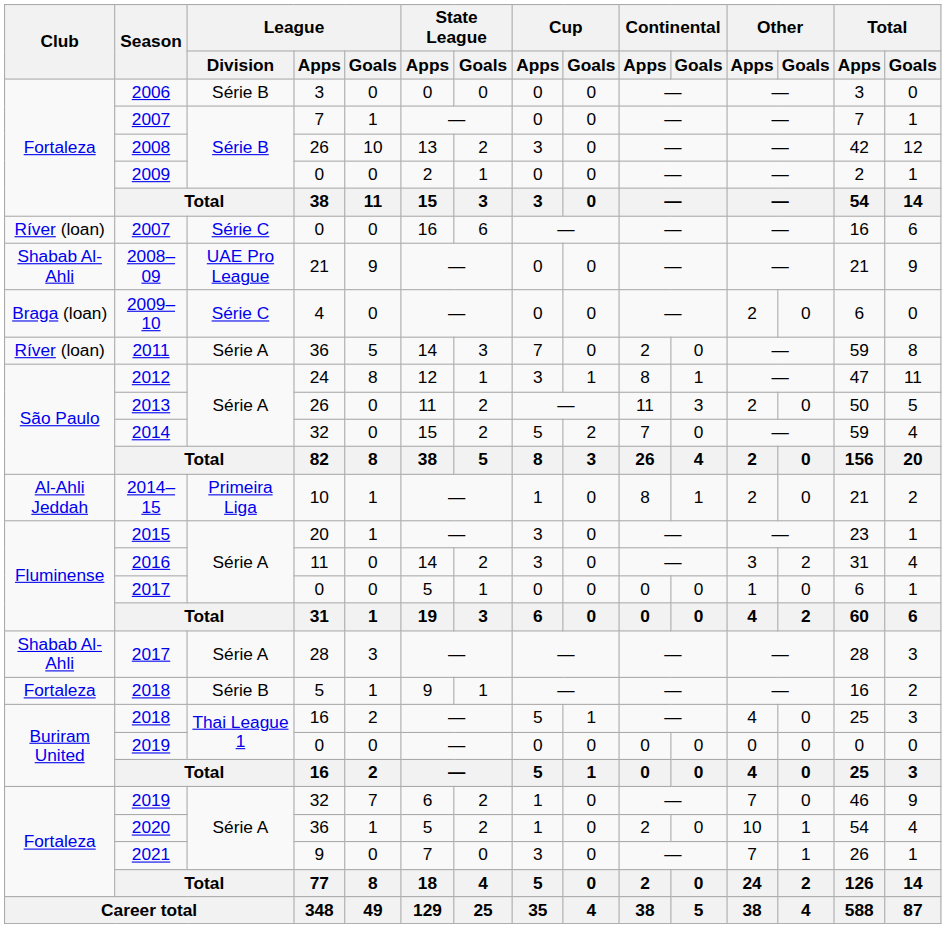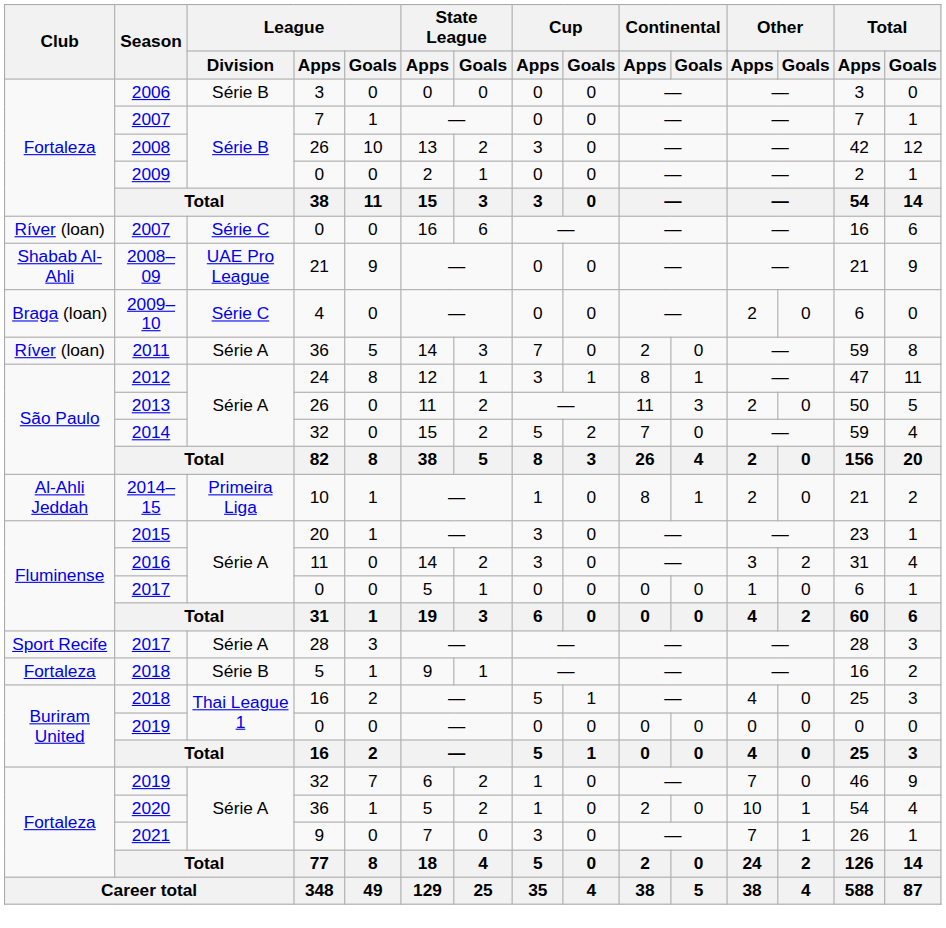(60, 653) Shabab Al-Ahli -> (60, 644) Sport Recife
